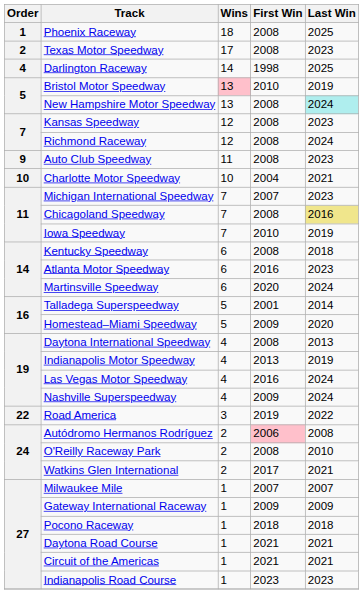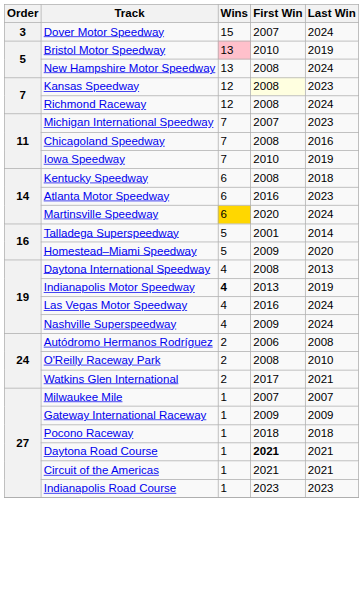- row: (90, 31)
- row: (104, 50)
+ row: (104, 31)
- row: (95, 68)
(321, 104) paleturquoise background -> (321, 68) no background
(266, 123) no background -> (266, 86) lightyellow background
- row: (97, 159)
- row: (112, 178)
(321, 214) khaki background -> (321, 141) no background
(224, 287) no background -> (224, 214) gold background
(224, 360) normal -> (224, 287) bold
- row: (80, 415)
(266, 433) pink background -> (266, 342) no background
(266, 543) normal -> (266, 452) bold
